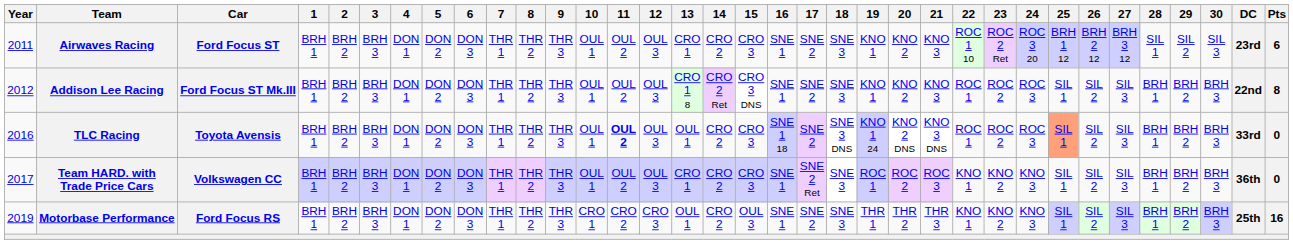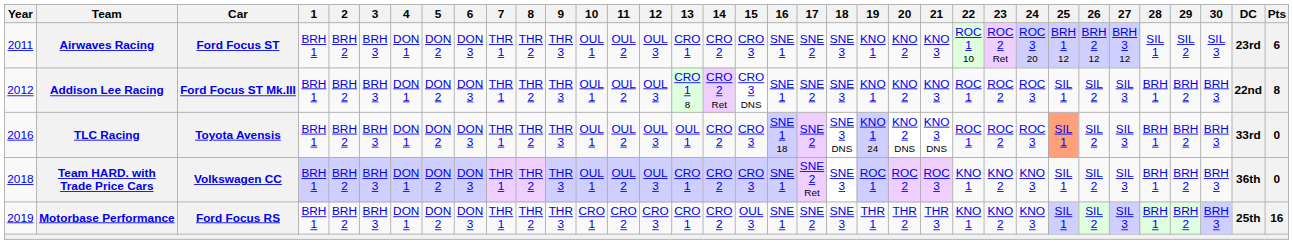(624, 135) bold -> (624, 135) normal
(20, 179) 2017 -> (20, 179) 2018
(687, 218) OUL 1 -> (687, 218) CRO 1
